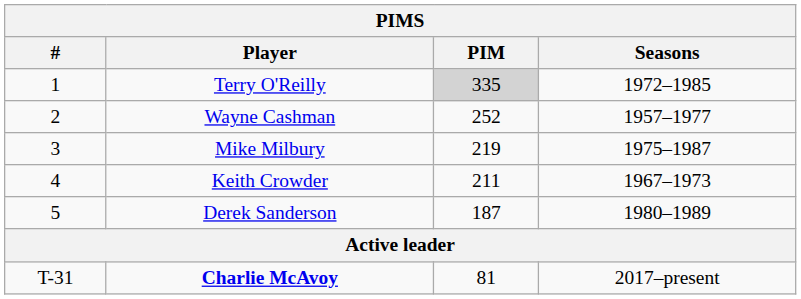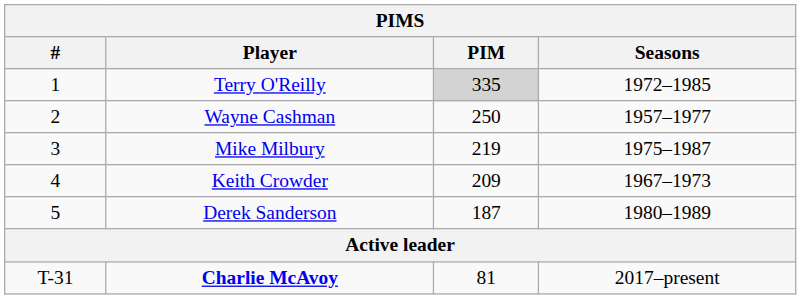(486, 116) 252 -> (486, 116) 250
(486, 181) 211 -> (486, 181) 209
